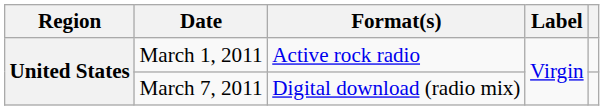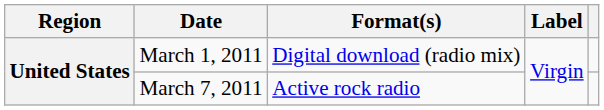(346, 54) Active rock radio -> (396, 54) Digital download (radio mix)
(396, 88) Digital download (radio mix) -> (346, 88) Active rock radio
